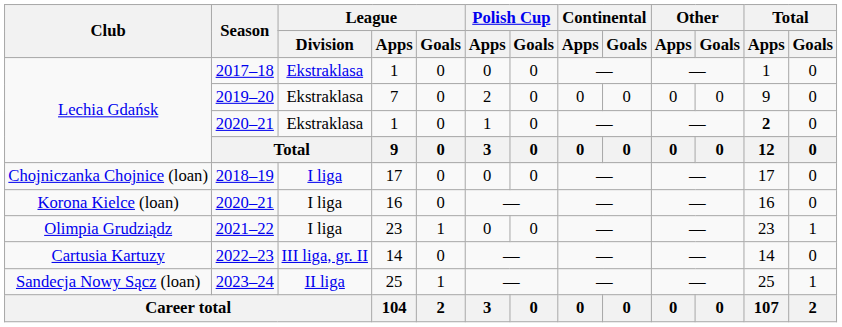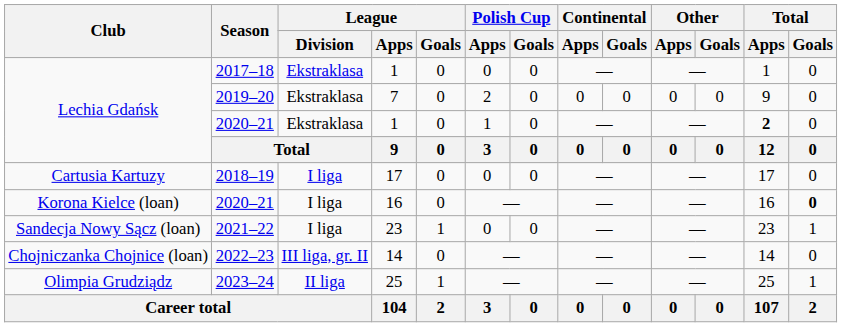(108, 176) Chojniczanka Chojnice (loan) -> (108, 176) Cartusia Kartuzy
(813, 202) normal -> (813, 202) bold
(108, 228) Olimpia Grudziądz -> (108, 228) Sandecja Nowy Sącz (loan)
(108, 255) Cartusia Kartuzy -> (108, 255) Chojniczanka Chojnice (loan)
(108, 281) Sandecja Nowy Sącz (loan) -> (108, 281) Olimpia Grudziądz
